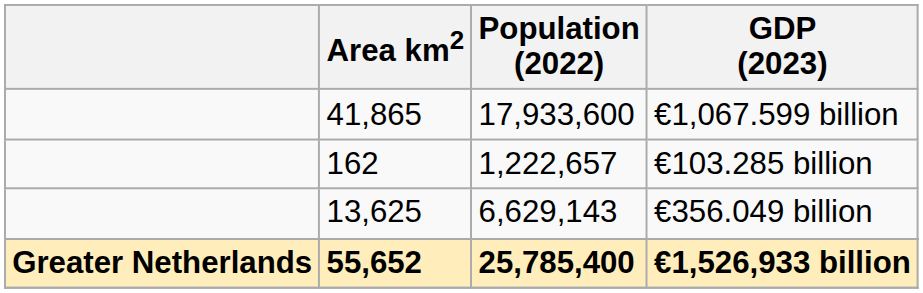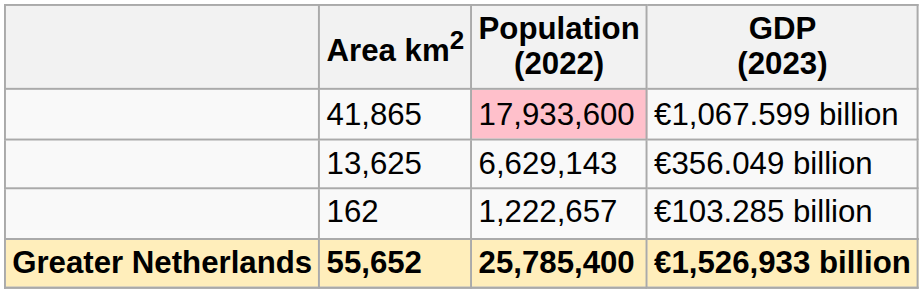(557, 113) no background -> (557, 113) pink background
rows swapped: (763, 212) <-> (763, 163)
